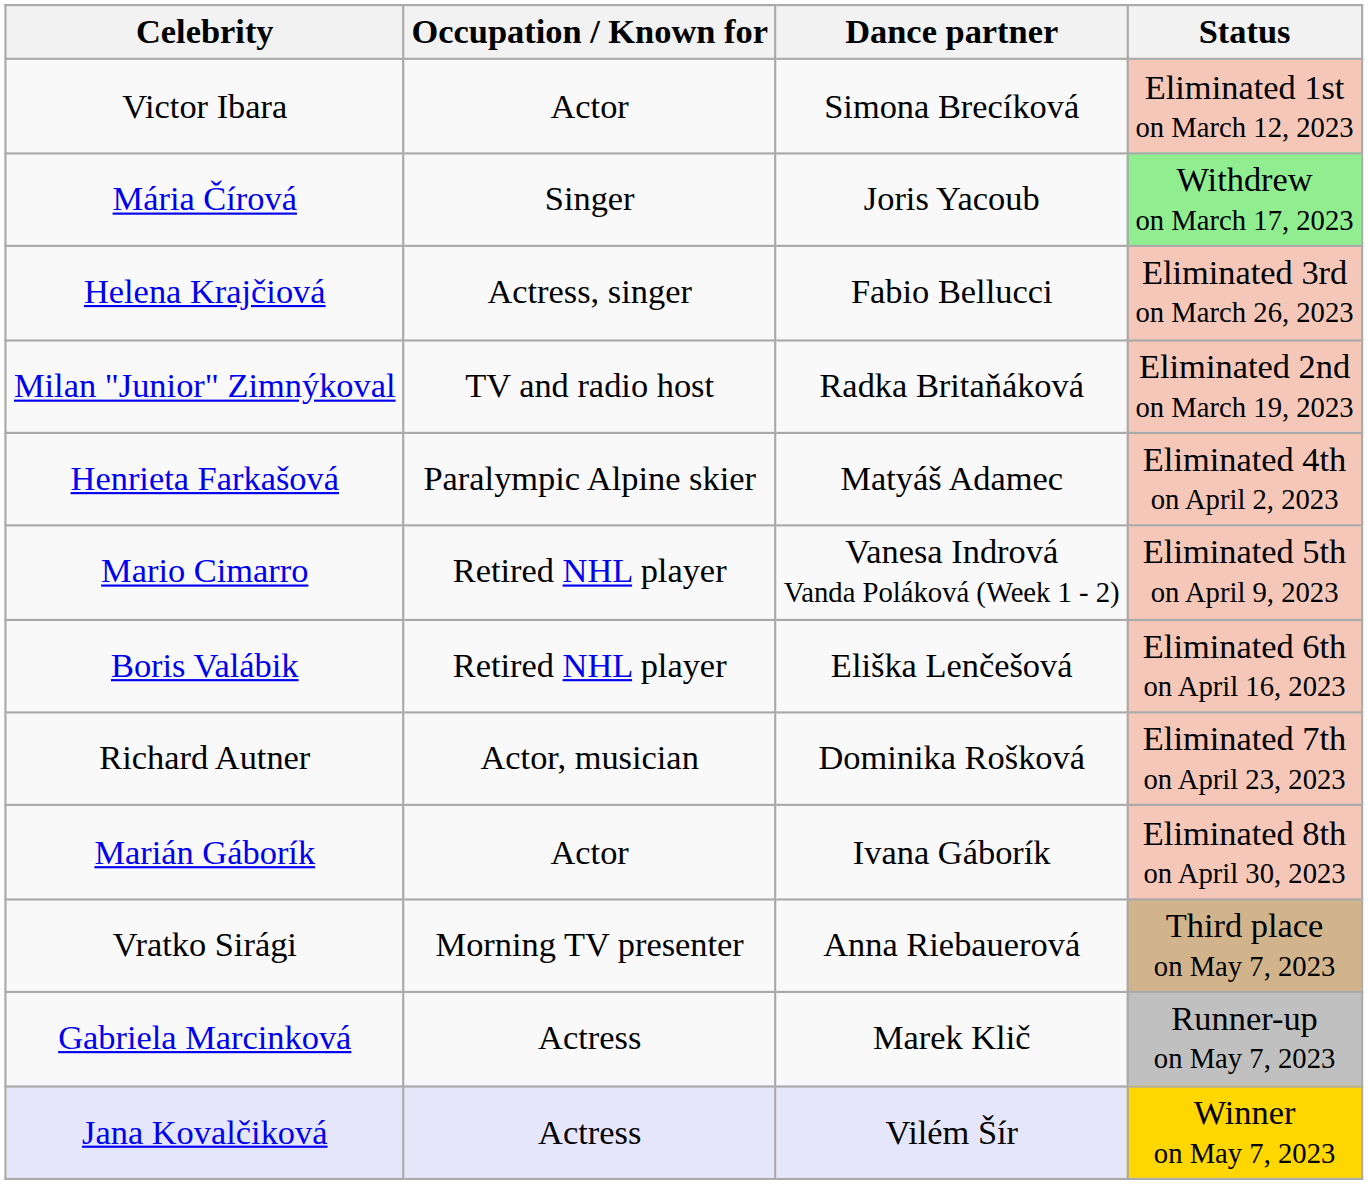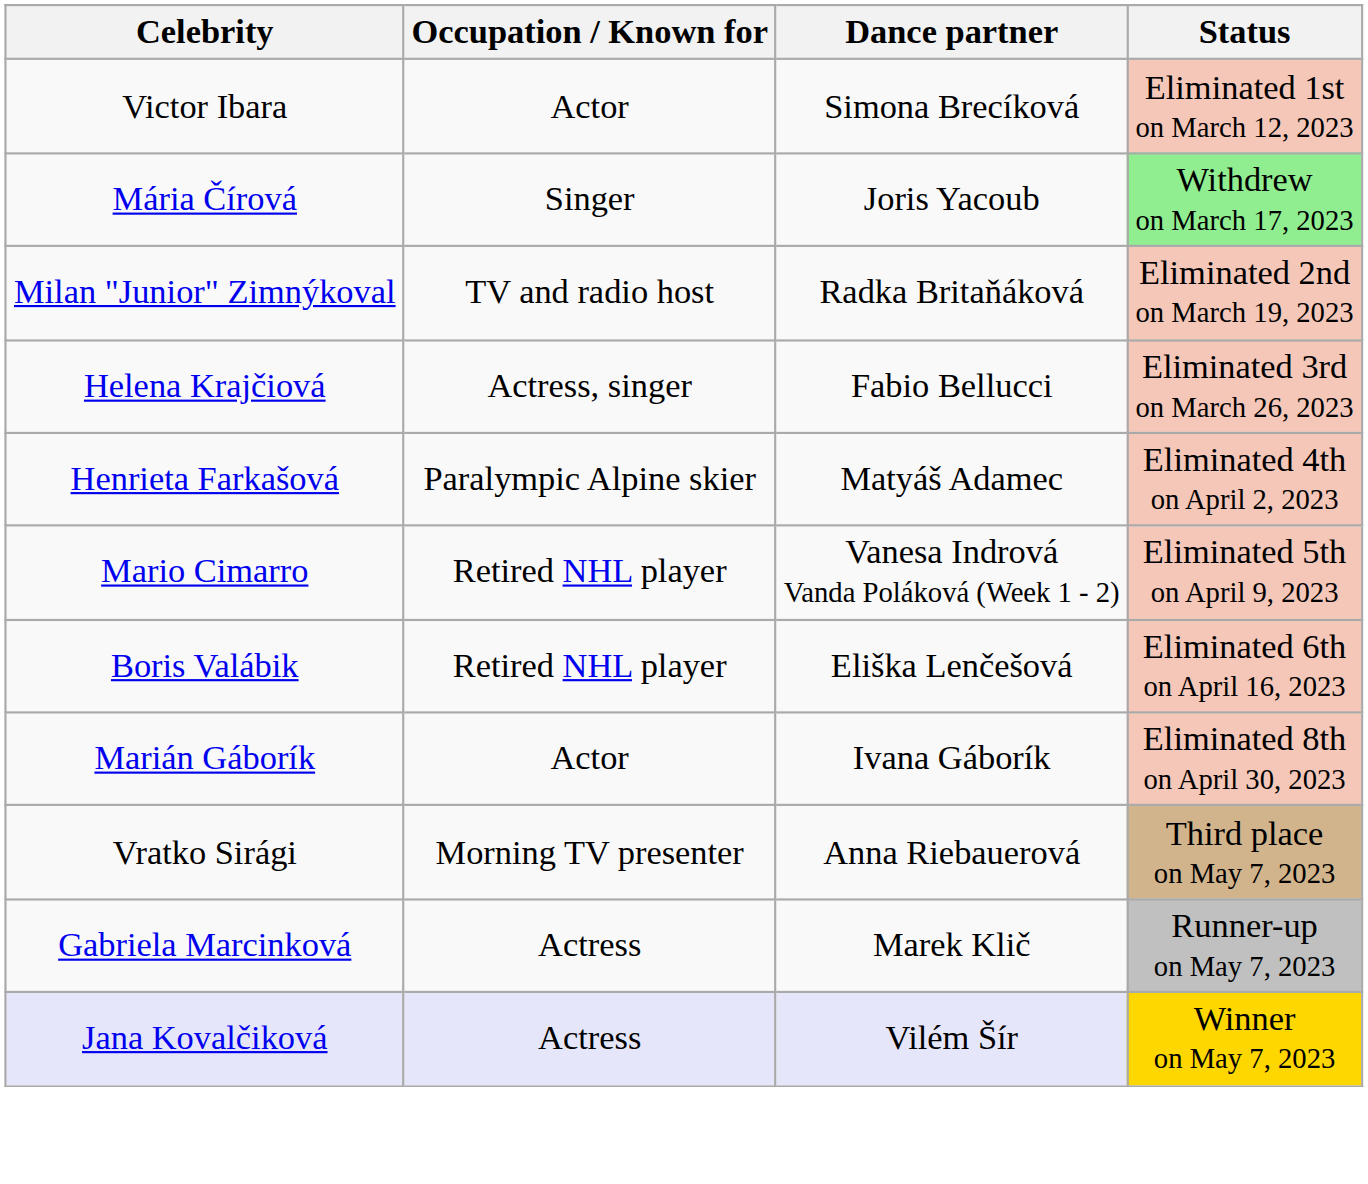rows swapped: (205, 385) <-> (205, 292)
- row: (205, 758)
